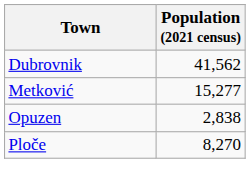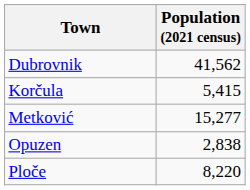+ row: (36, 90)
(222, 144) 8,270 -> (222, 171) 8,220
